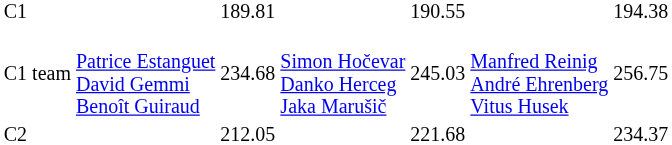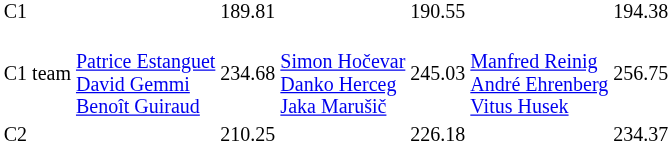(248, 134) 212.05 -> (248, 134) 210.25
(438, 134) 221.68 -> (438, 134) 226.18
